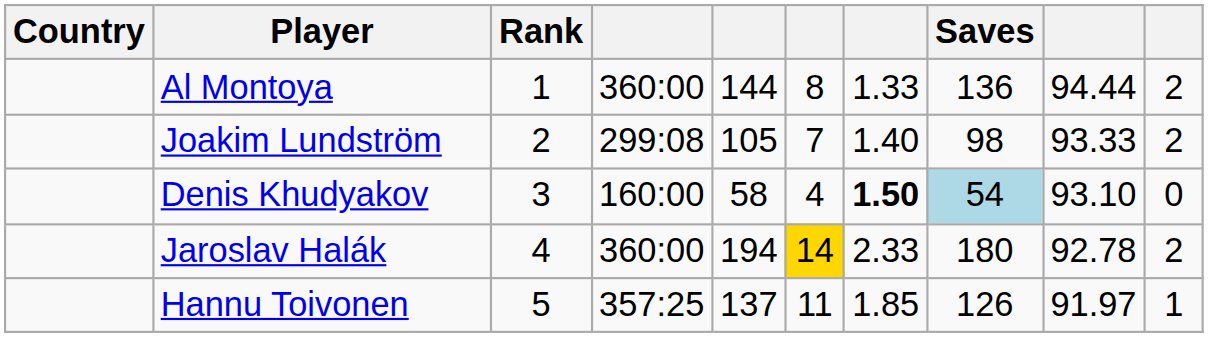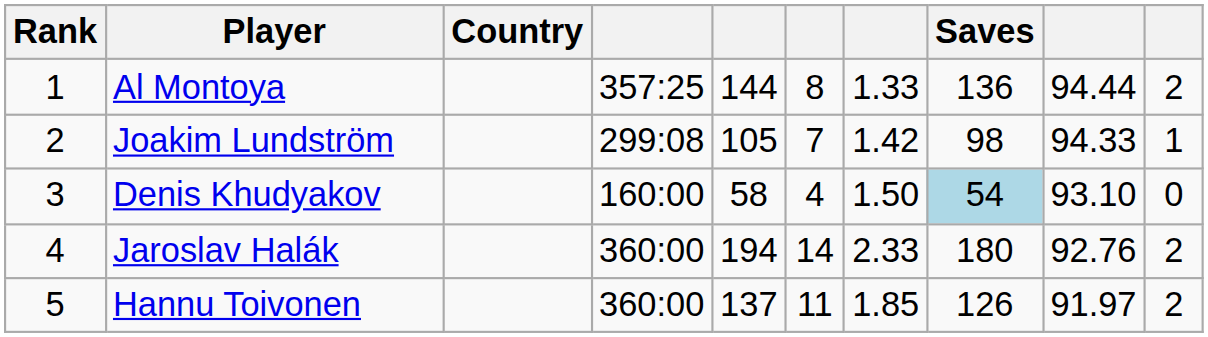columns swapped: (541, 31) <-> (79, 31)
(652, 86) 360:00 -> (652, 86) 357:25
(886, 140) 1.40 -> (886, 140) 1.42
(1093, 140) 93.33 -> (1093, 140) 94.33
(1174, 140) 2 -> (1174, 140) 1
(886, 195) bold -> (886, 195) normal
(815, 250) gold background -> (815, 250) no background
(1093, 250) 92.78 -> (1093, 250) 92.76
(652, 304) 357:25 -> (652, 304) 360:00
(1174, 304) 1 -> (1174, 304) 2
